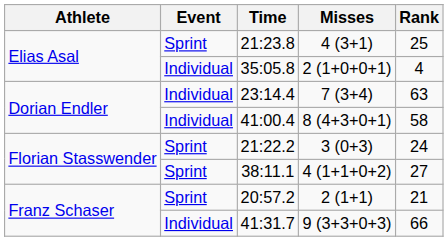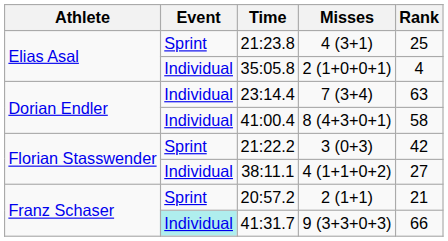(419, 146) 24 -> (419, 146) 42
(185, 172) Sprint -> (199, 172) Individual
(199, 223) no background -> (199, 223) paleturquoise background
